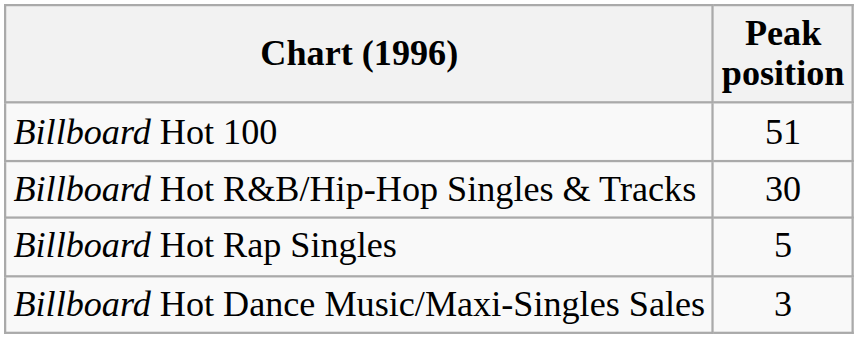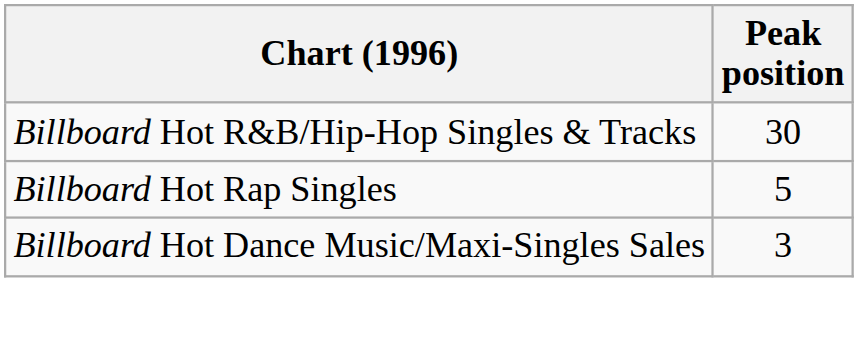- row: (145, 131)
